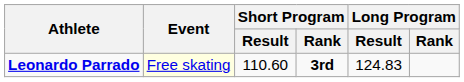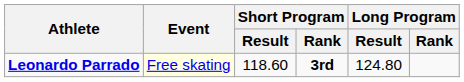(265, 65) 110.60 -> (265, 65) 118.60
(379, 65) 124.83 -> (379, 65) 124.80
